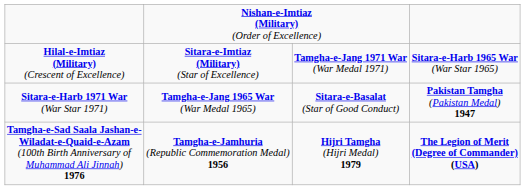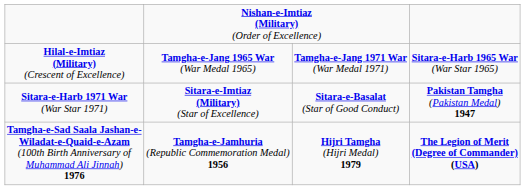(218, 63) Sitara-e-Imtiaz (Military) (Star of Excellence) -> (218, 63) Tamgha-e-Jang 1965 War (War Medal 1965)
(218, 102) Tamgha-e-Jang 1965 War (War Medal 1965) -> (218, 102) Sitara-e-Imtiaz (Military) (Star of Excellence)
